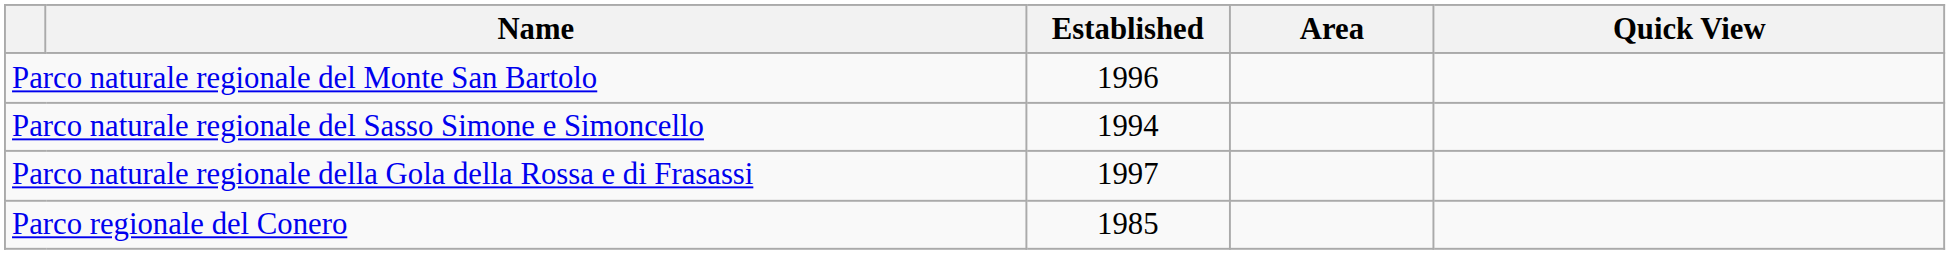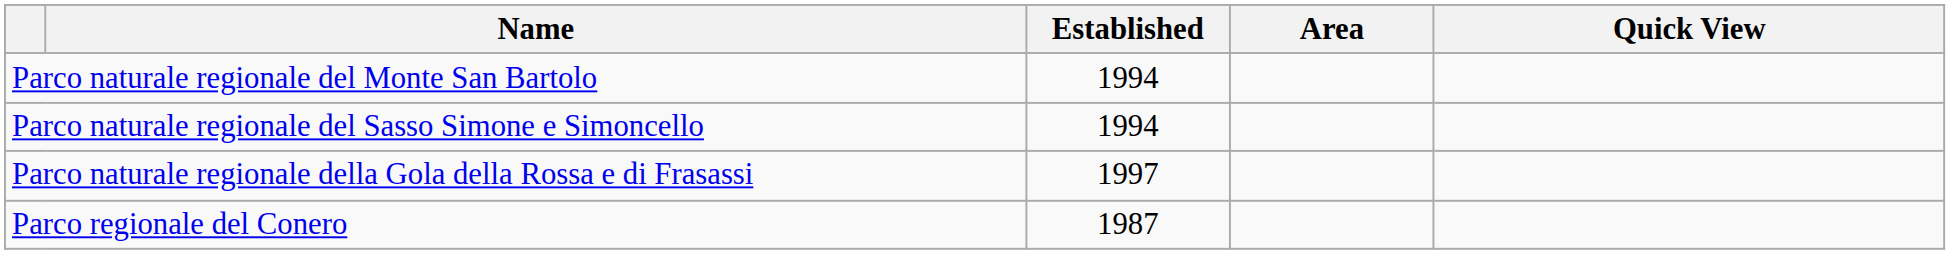(1128, 77) 1996 -> (1128, 77) 1994
(1128, 223) 1985 -> (1128, 223) 1987
